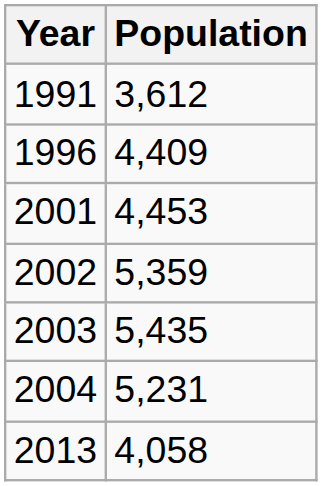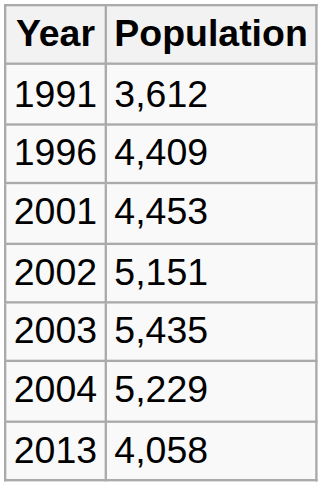(161, 271) 5,359 -> (161, 271) 5,151
(161, 390) 5,231 -> (161, 390) 5,229
